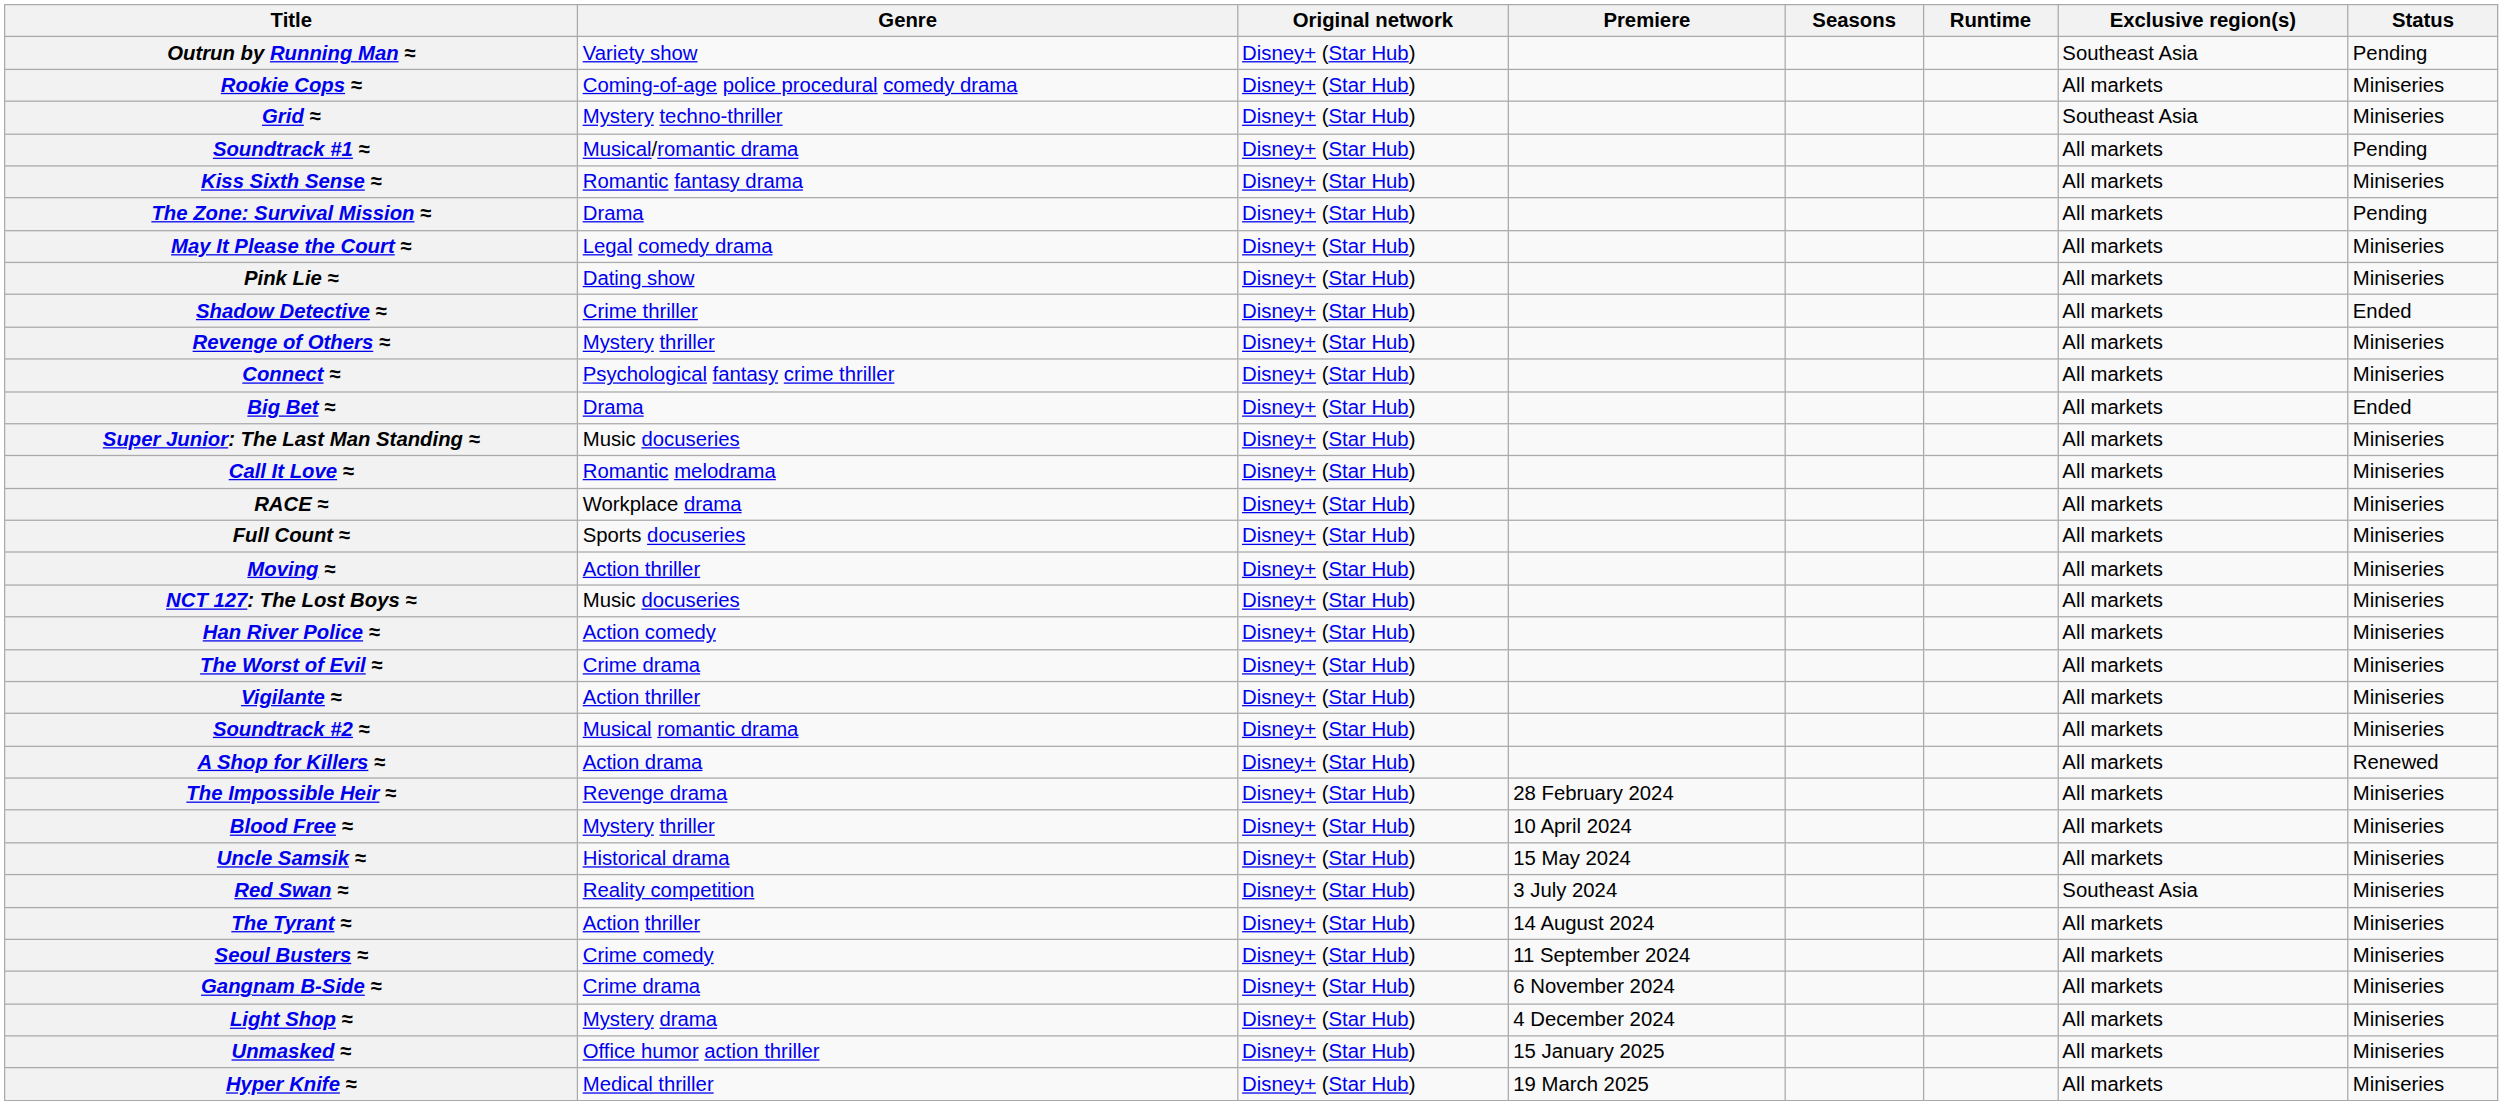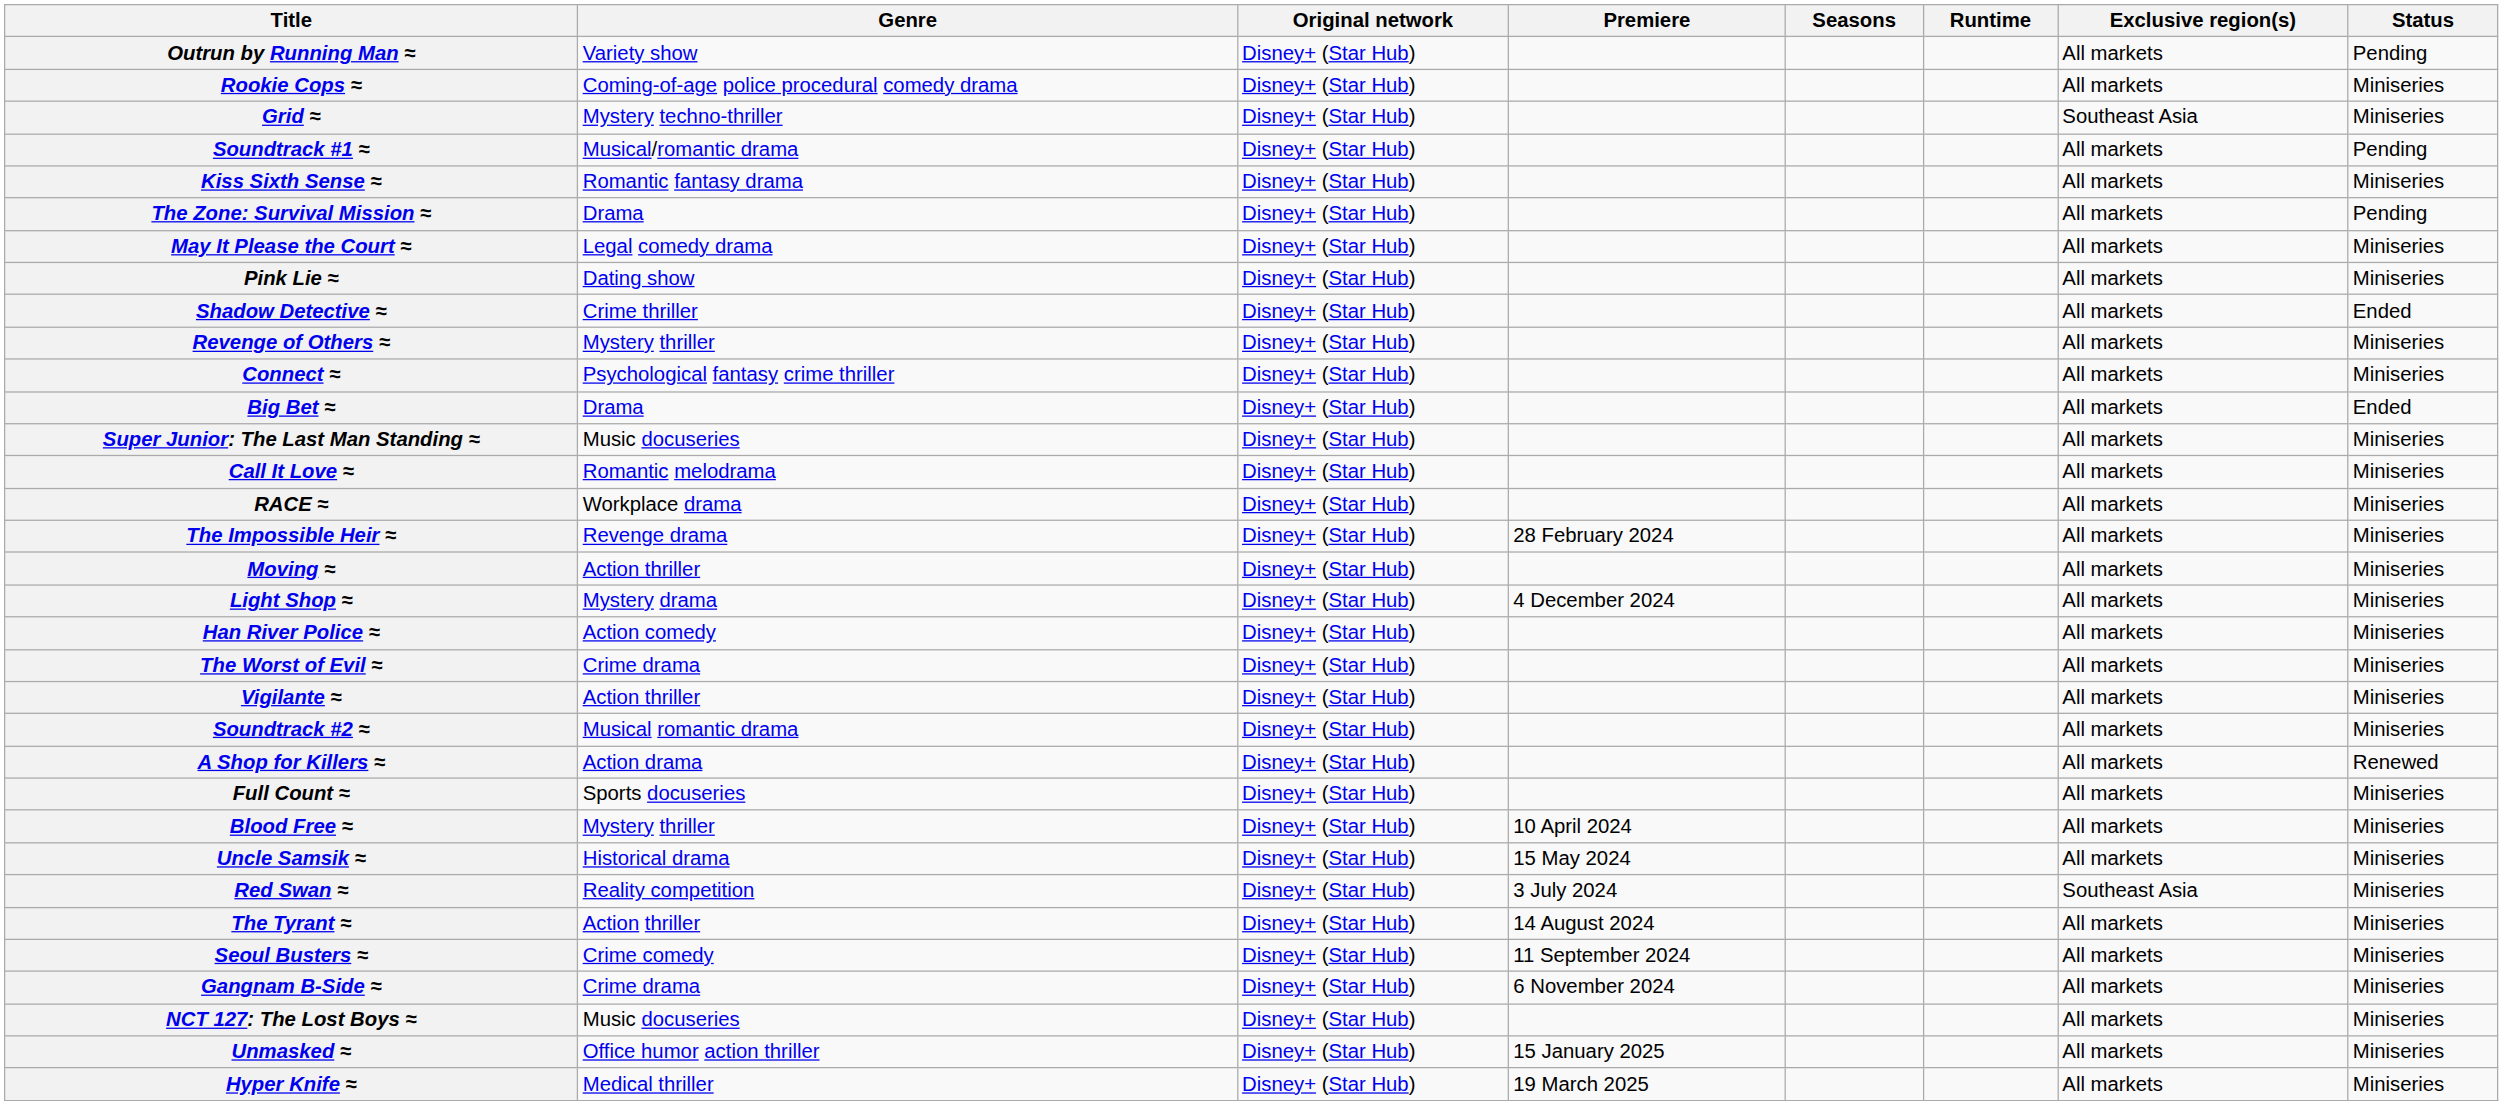(2130, 52) Southeast Asia -> (2113, 52) All markets
rows swapped: (291, 536) <-> (291, 794)
rows swapped: (291, 600) <-> (291, 1019)
